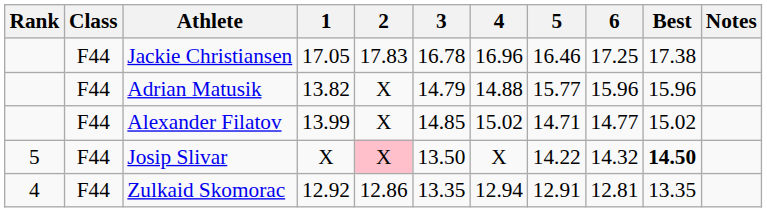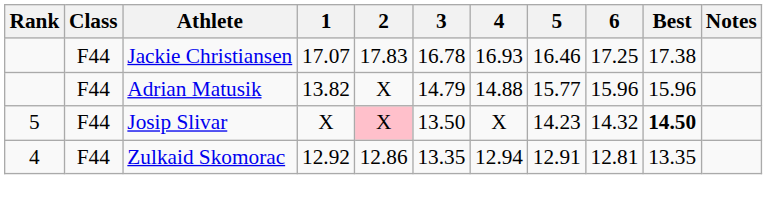(326, 55) 17.05 -> (326, 55) 17.07
(499, 55) 16.96 -> (499, 55) 16.93
- row: (204, 122)
(557, 156) 14.22 -> (557, 122) 14.23
